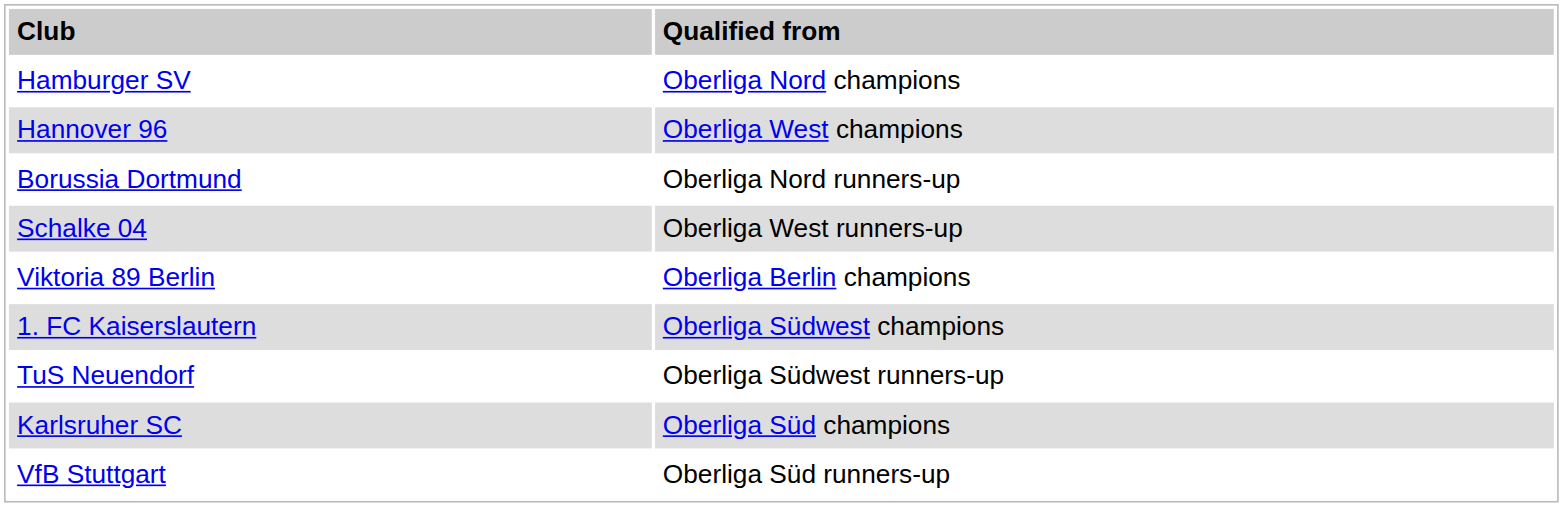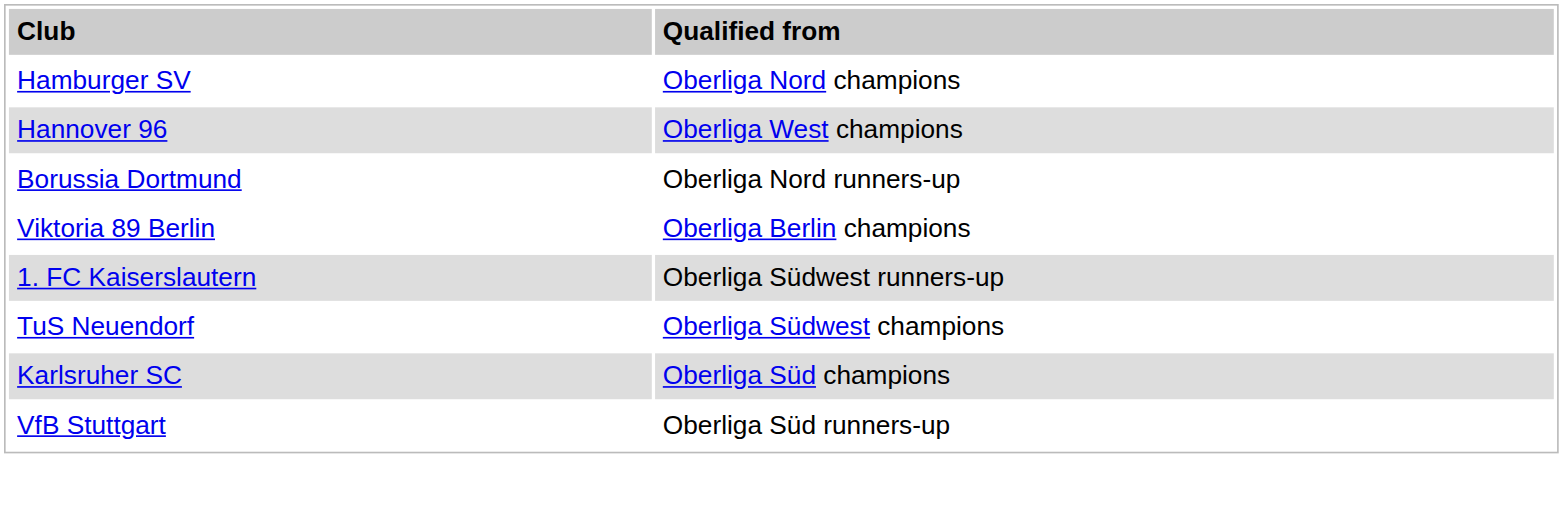- row: (82, 228)
(833, 326) Oberliga Südwest champions -> (833, 277) Oberliga Südwest runners-up
(833, 375) Oberliga Südwest runners-up -> (833, 326) Oberliga Südwest champions
